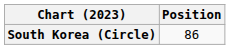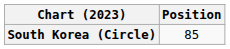(192, 35) 86 -> (192, 35) 85
